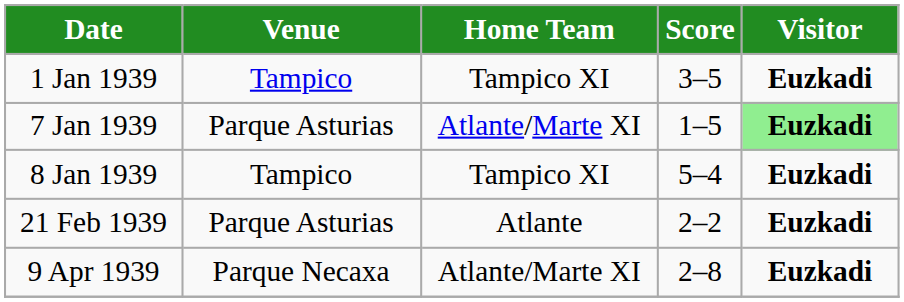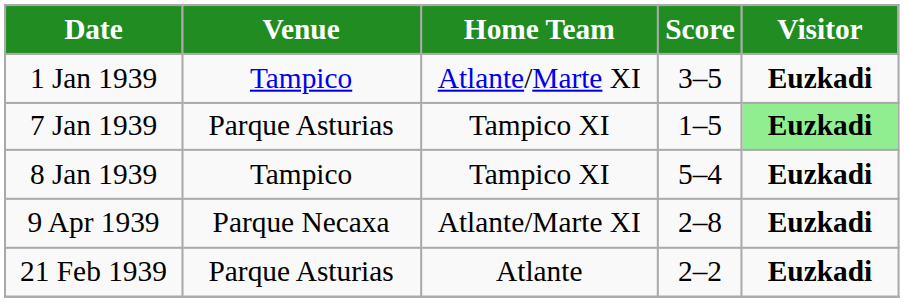(539, 77) Tampico XI -> (539, 77) Atlante/Marte XI
(539, 126) Atlante/Marte XI -> (539, 126) Tampico XI
rows swapped: (94, 222) <-> (93, 271)
